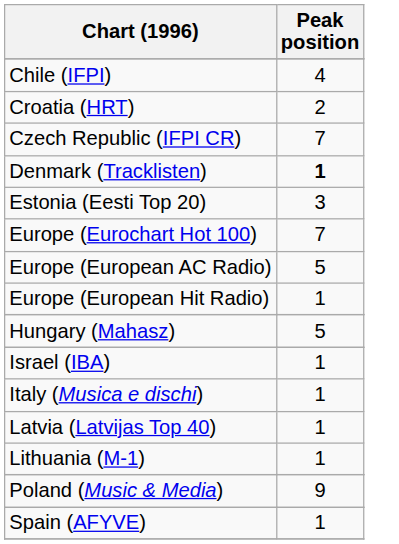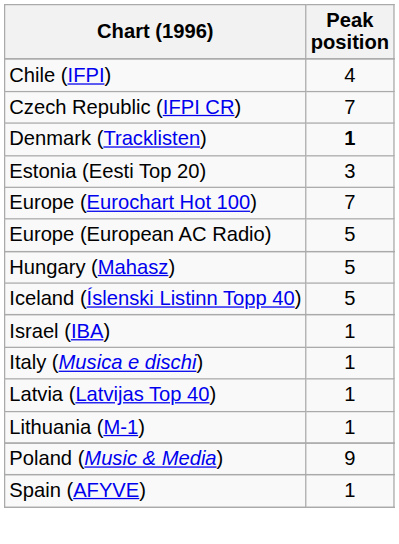- row: (72, 107)
- row: (139, 298)
+ row: (155, 298)
